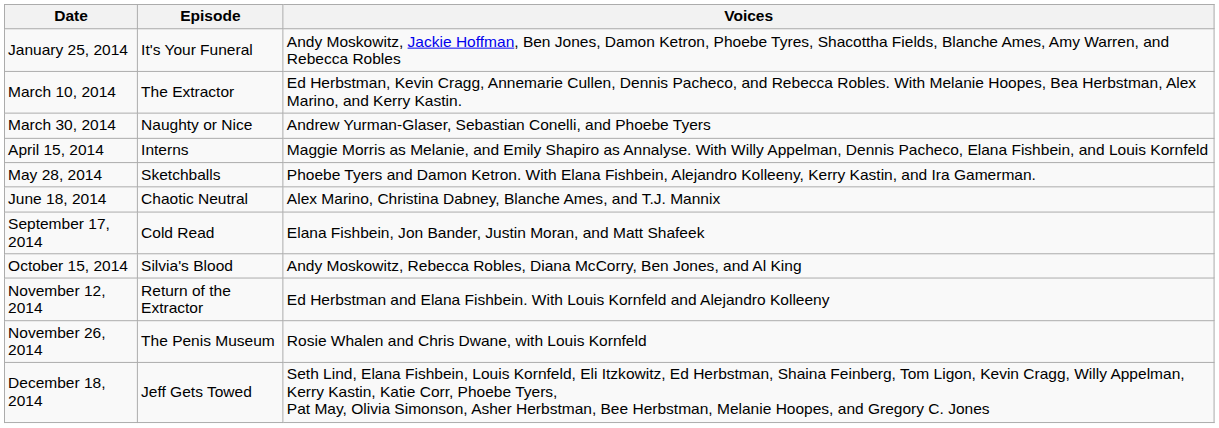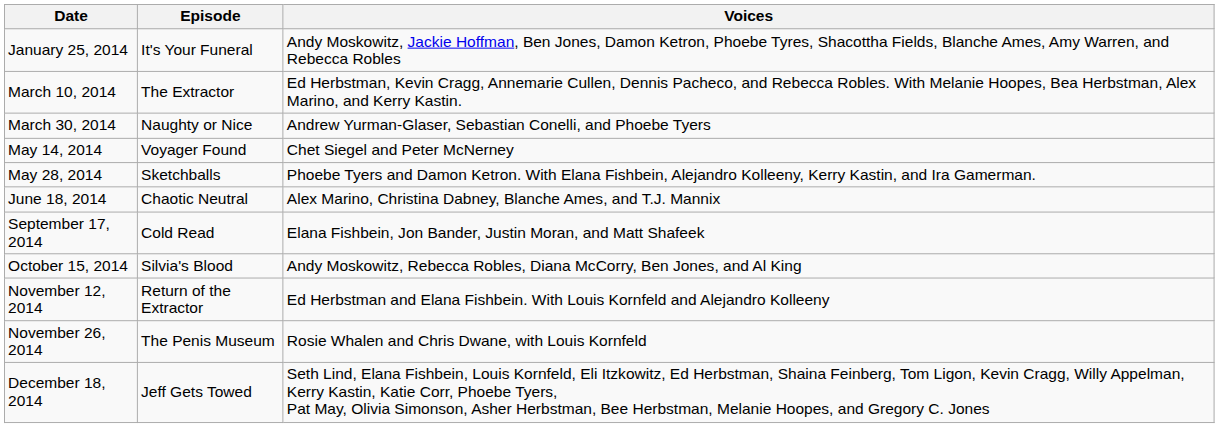- row: (56, 150)
+ row: (55, 150)
